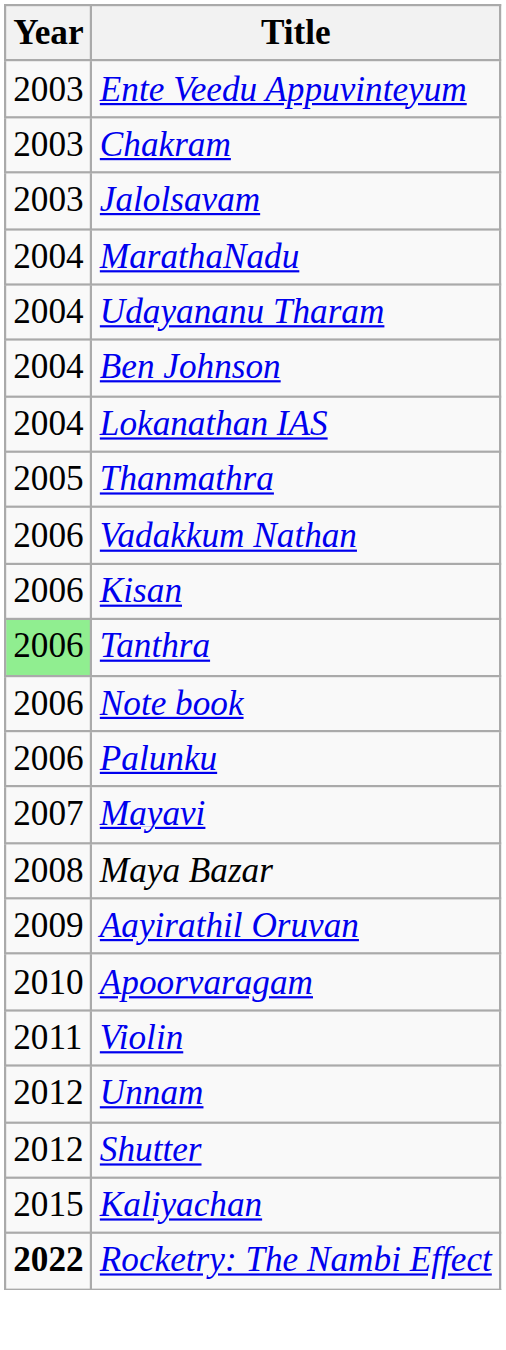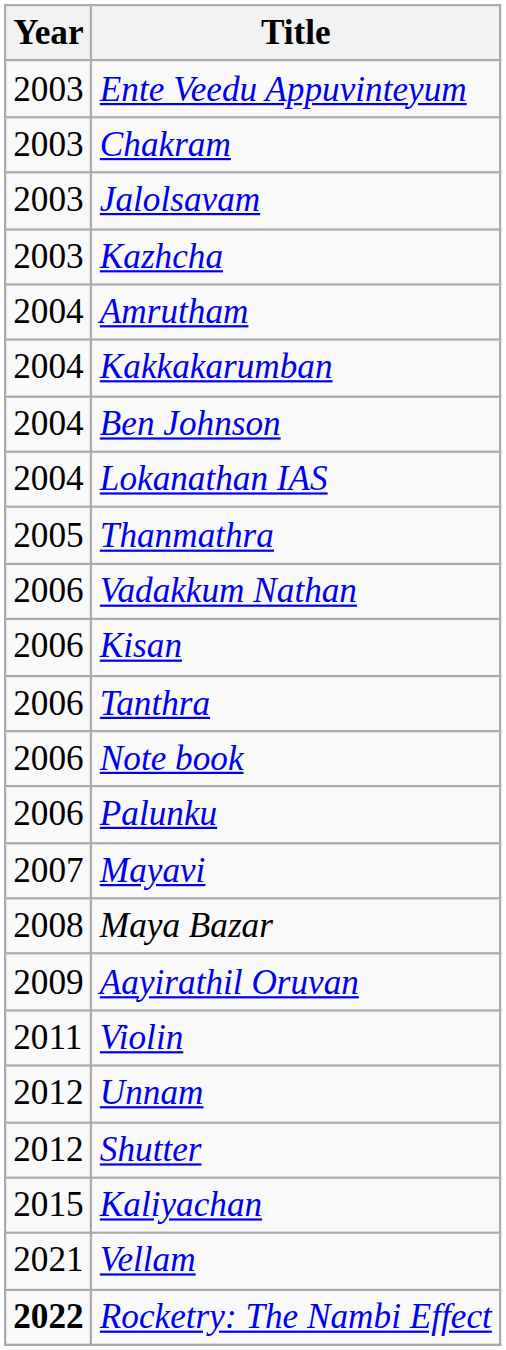+ row: (161, 255)
+ row: (174, 311)
- row: (200, 255)
+ row: (216, 367)
- row: (242, 311)
(48, 646) lightgreen background -> (48, 702) no background
- row: (206, 981)
+ row: (148, 1260)
